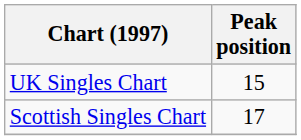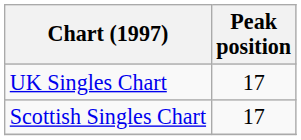(254, 81) 15 -> (254, 81) 17
